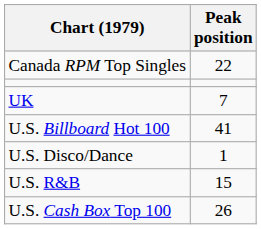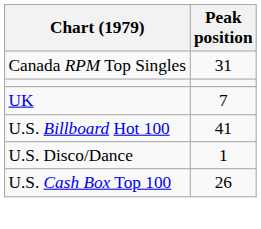(223, 65) 22 -> (223, 65) 31
- row: (44, 182)
